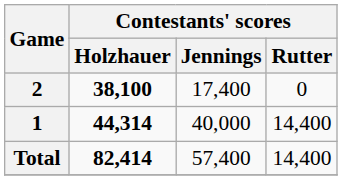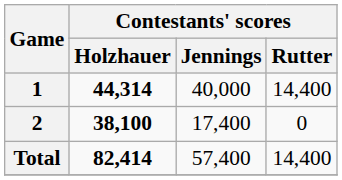rows swapped: (37, 123) <-> (37, 89)
